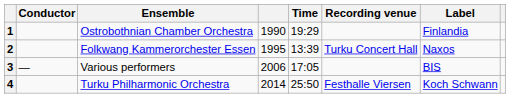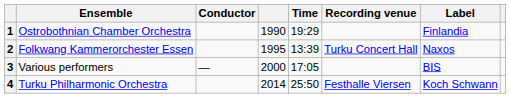columns swapped: (47, 13) <-> (168, 13)
(273, 67) 2006 -> (273, 67) 2000
